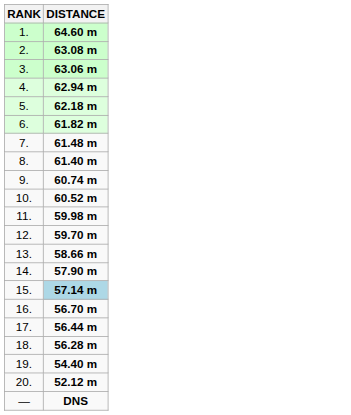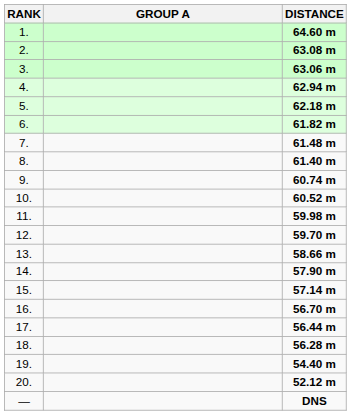+ column: (163, 14)
(76, 290) lightblue background -> (314, 290) no background
